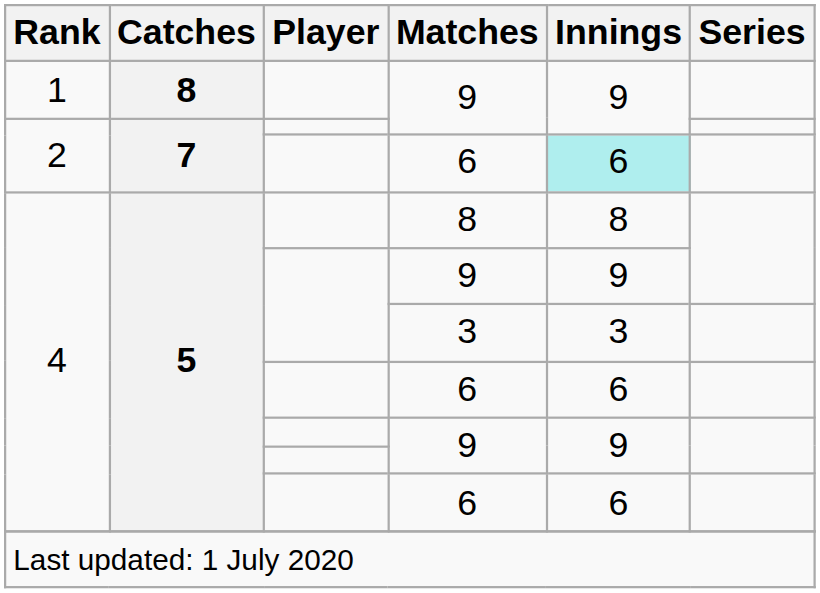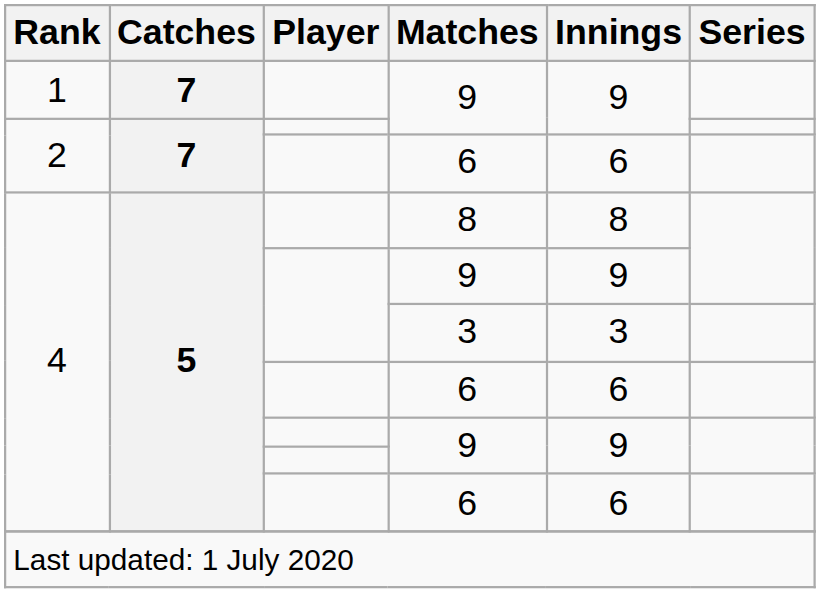(186, 89) 8 -> (186, 89) 7
(619, 162) paleturquoise background -> (619, 162) no background
